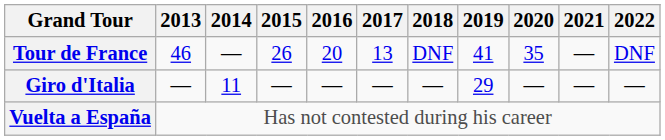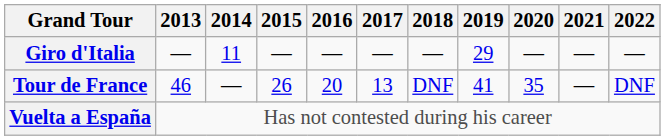rows swapped: (80, 85) <-> (80, 53)
